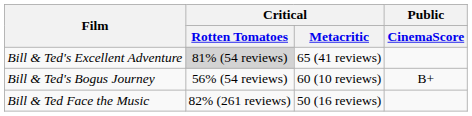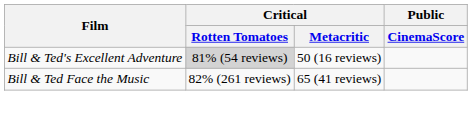(339, 57) 65 (41 reviews) -> (339, 57) 50 (16 reviews)
- row: (81, 79)
(339, 100) 50 (16 reviews) -> (339, 79) 65 (41 reviews)
